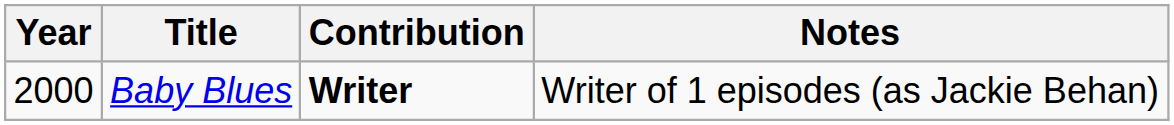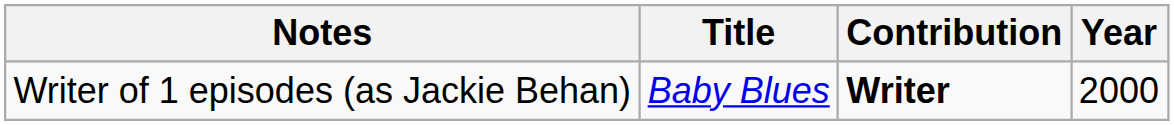columns swapped: (53, 33) <-> (850, 33)
